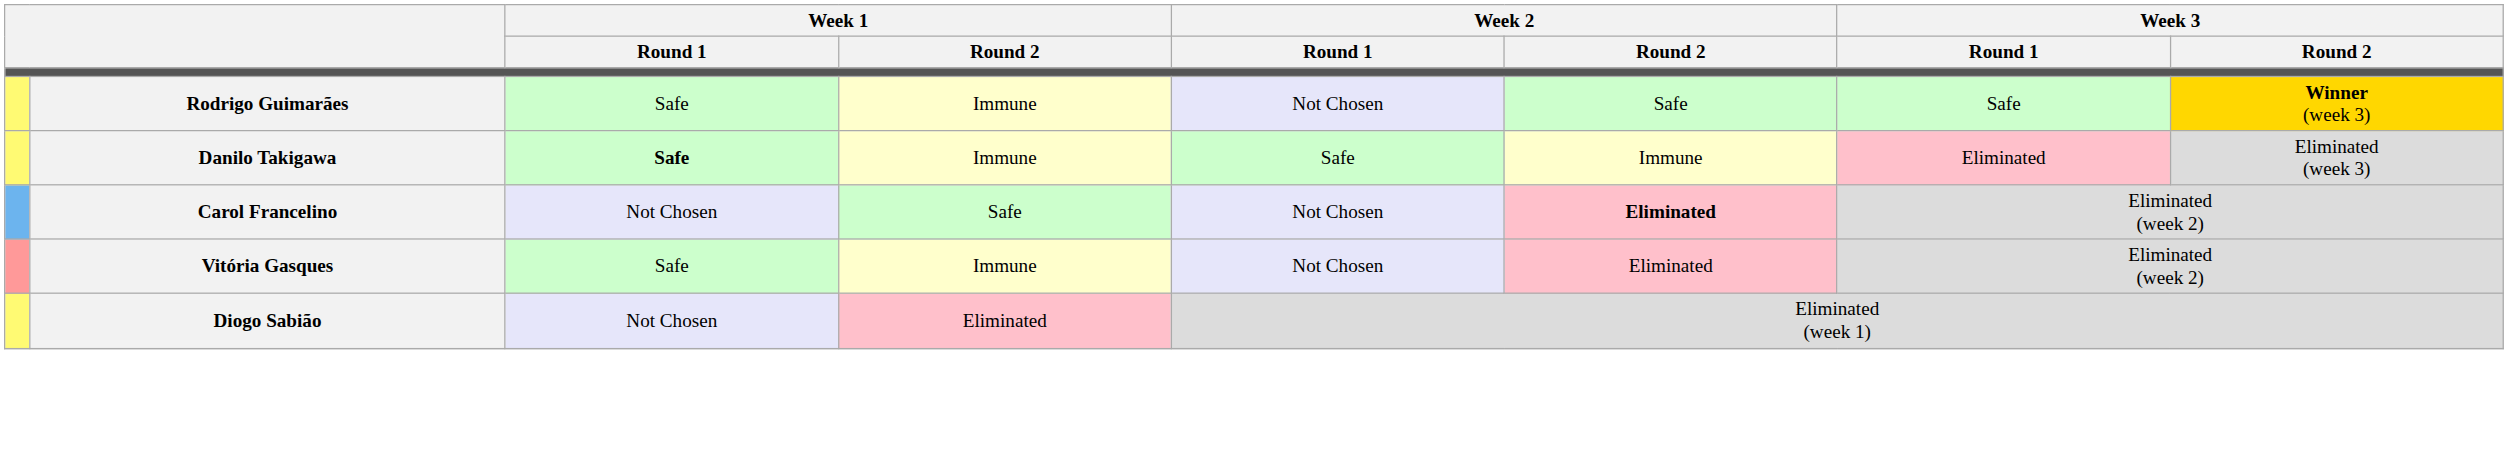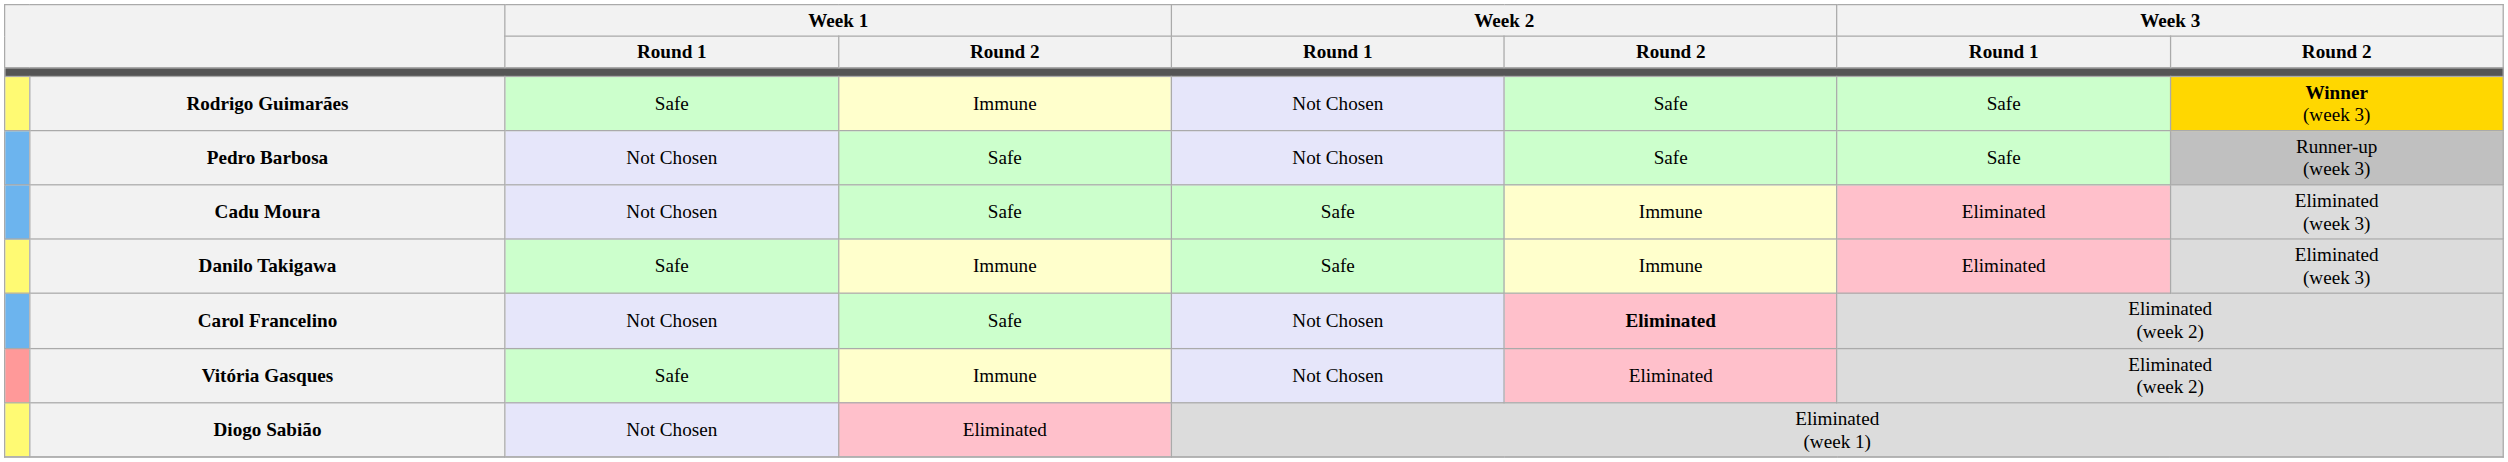+ row: (267, 158)
+ row: (267, 212)
(672, 158) bold -> (672, 266) normal
